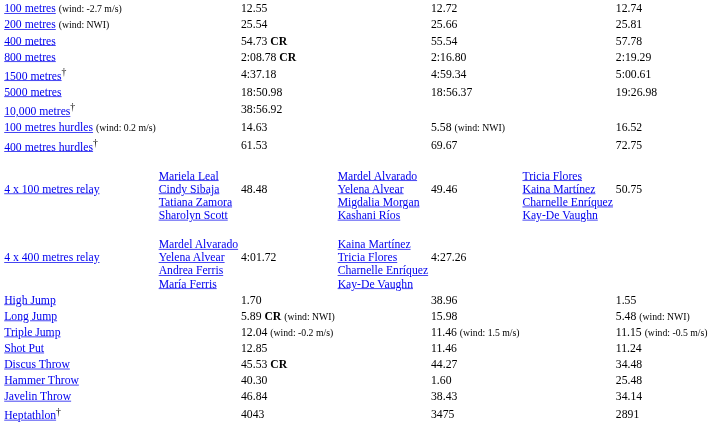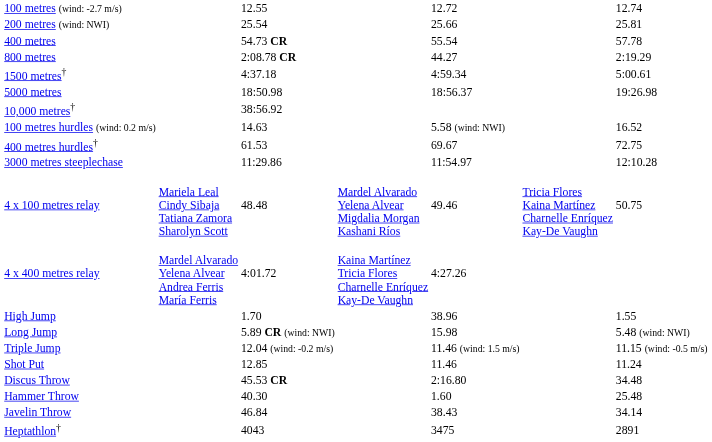(449, 57) 2:16.80 -> (444, 57) 44.27
+ row: (64, 162)
(444, 364) 44.27 -> (449, 380) 2:16.80
